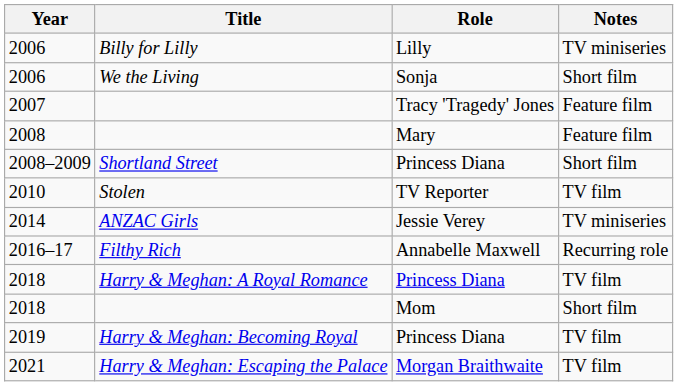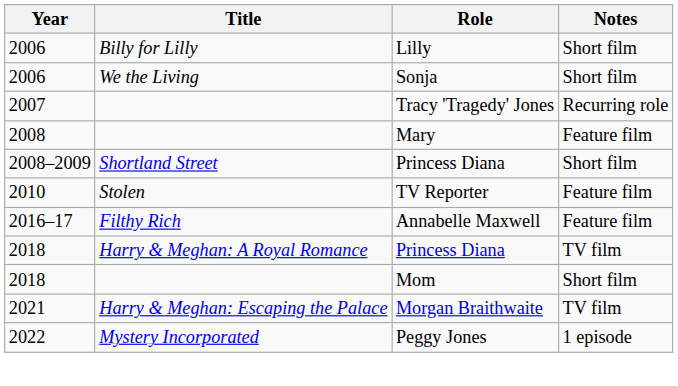(614, 47) TV miniseries -> (600, 47) Short film
(607, 105) Feature film -> (615, 105) Recurring role
(592, 192) TV film -> (607, 192) Feature film
- row: (27, 221)
(615, 250) Recurring role -> (607, 221) Feature film
- row: (27, 337)
+ row: (27, 337)
